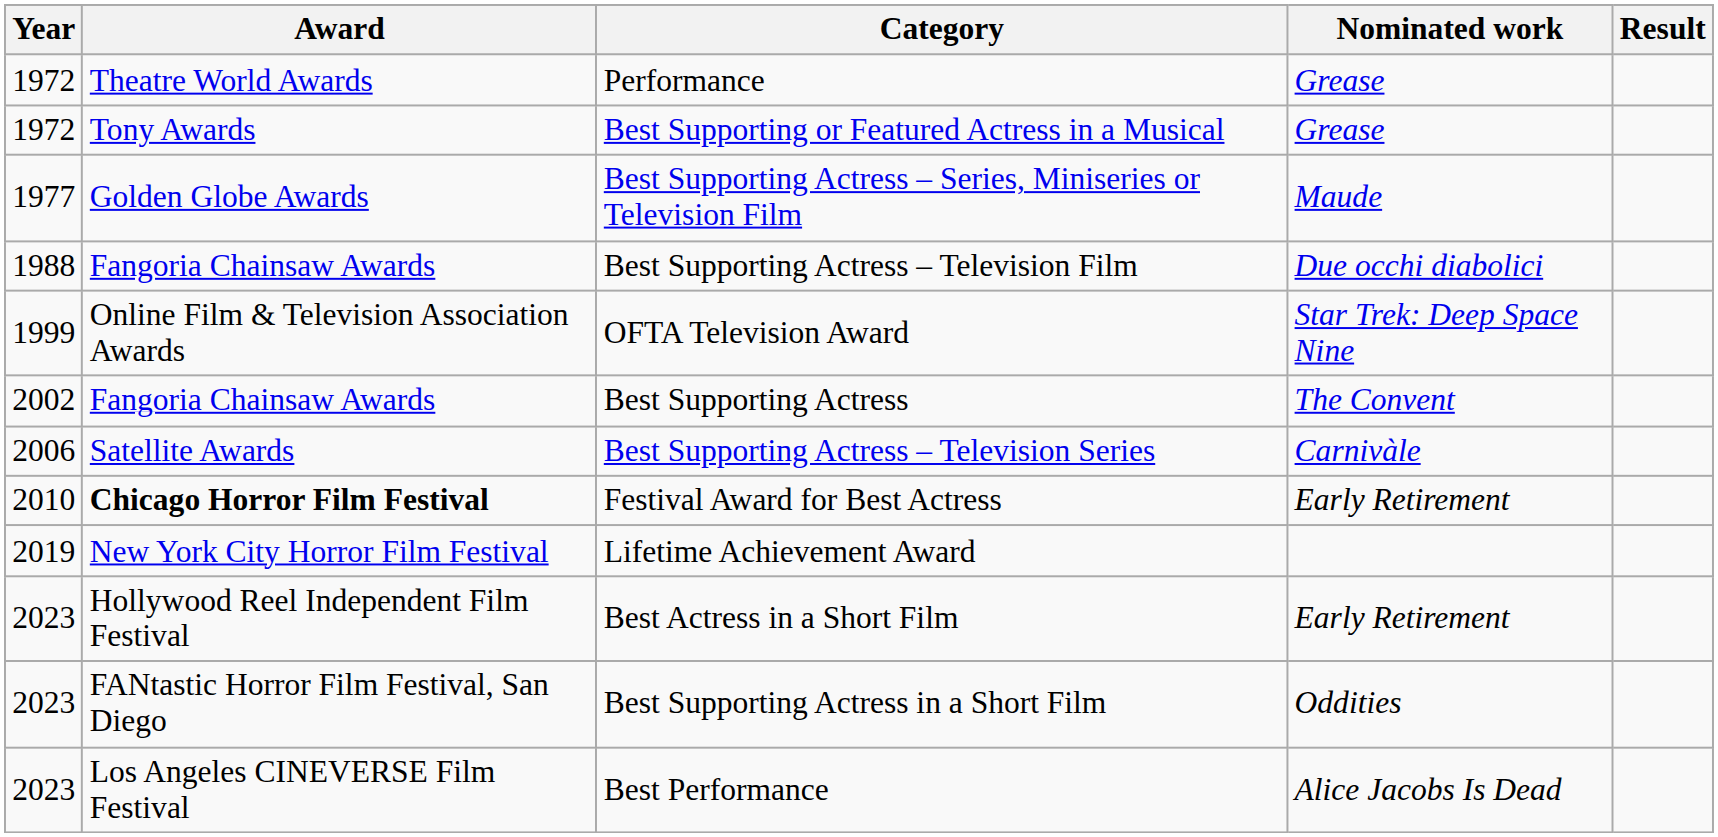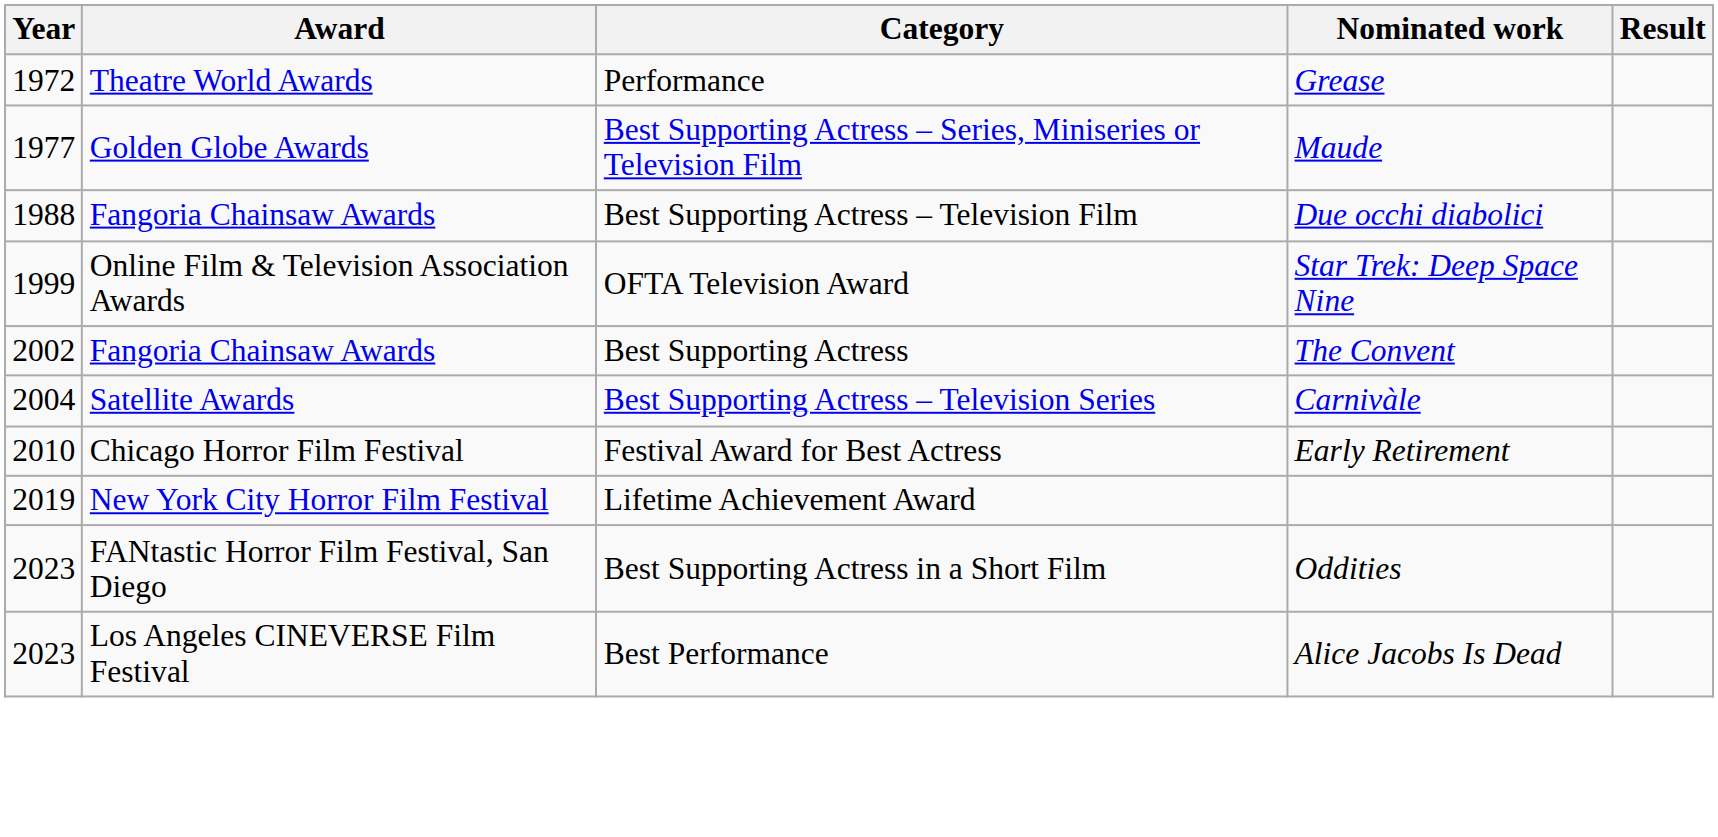- row: (914, 129)
(44, 450) 2006 -> (44, 400) 2004
(289, 500) bold -> (277, 450) normal
- row: (781, 618)
